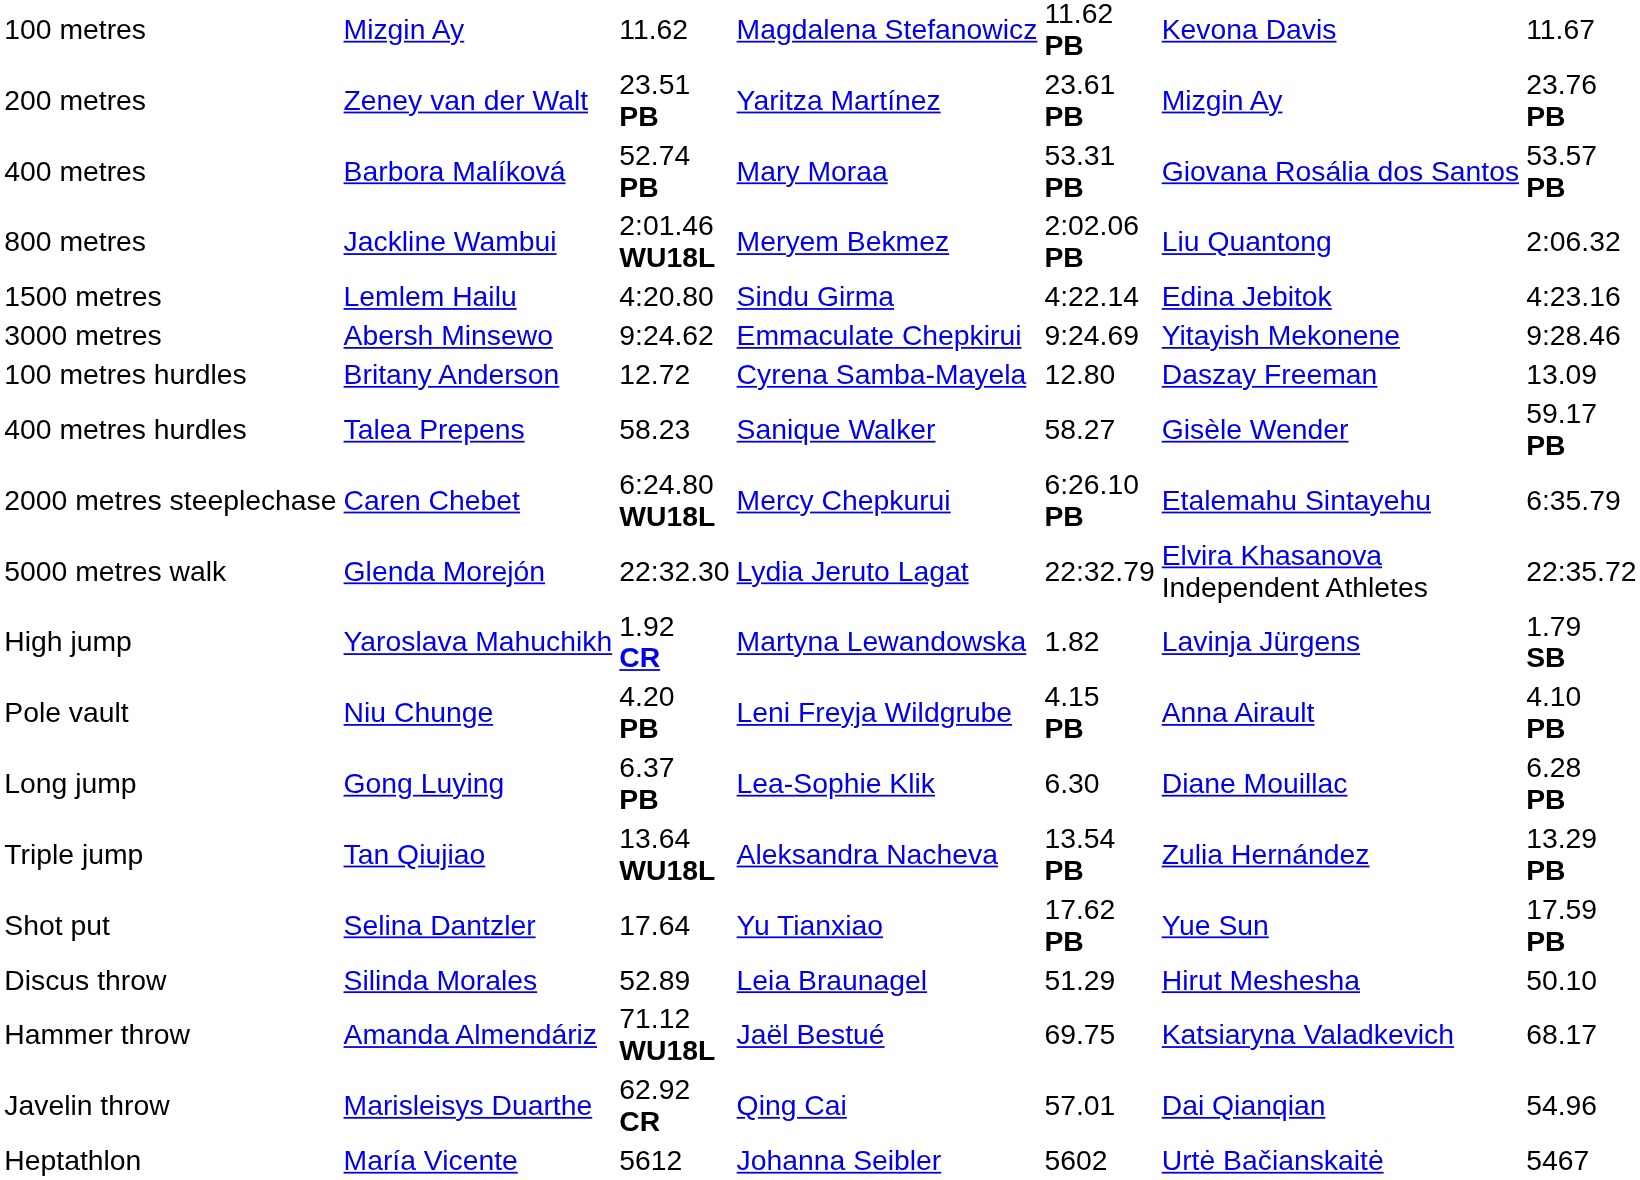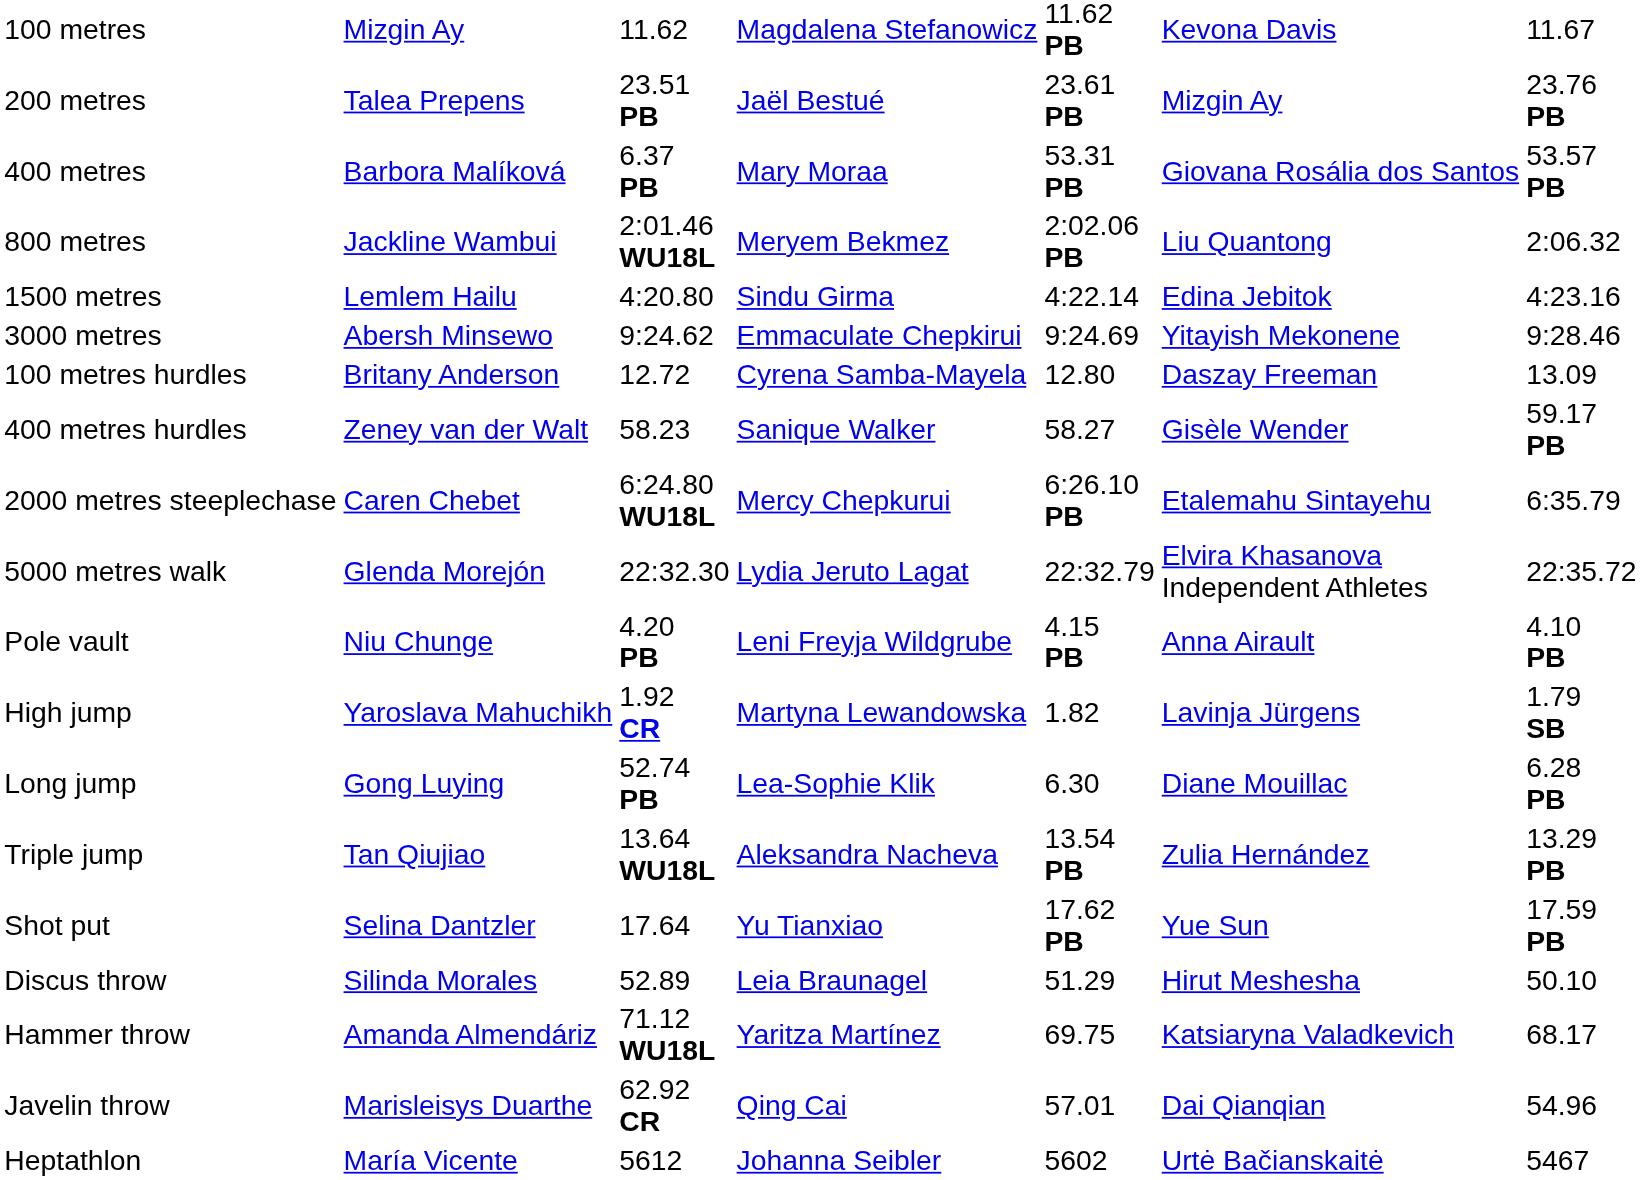(466, 100) Zeney van der Walt -> (434, 100) Talea Prepens
(839, 100) Yaritza Martínez -> (811, 100) Jaël Bestué
(655, 171) 52.74 PB -> (647, 171) 6.37 PB
(434, 429) Talea Prepens -> (466, 429) Zeney van der Walt
rows swapped: (68, 642) <-> (66, 713)
(647, 783) 6.37 PB -> (655, 783) 52.74 PB
(811, 1035) Jaël Bestué -> (839, 1035) Yaritza Martínez
